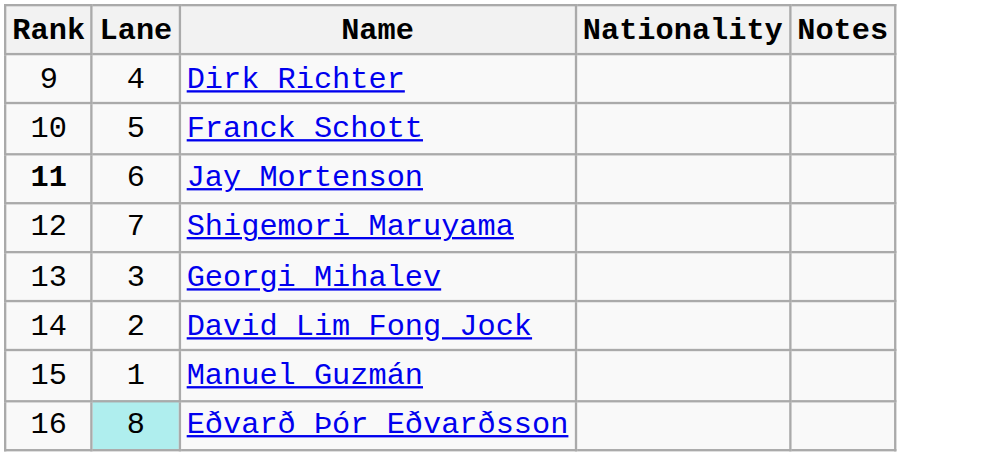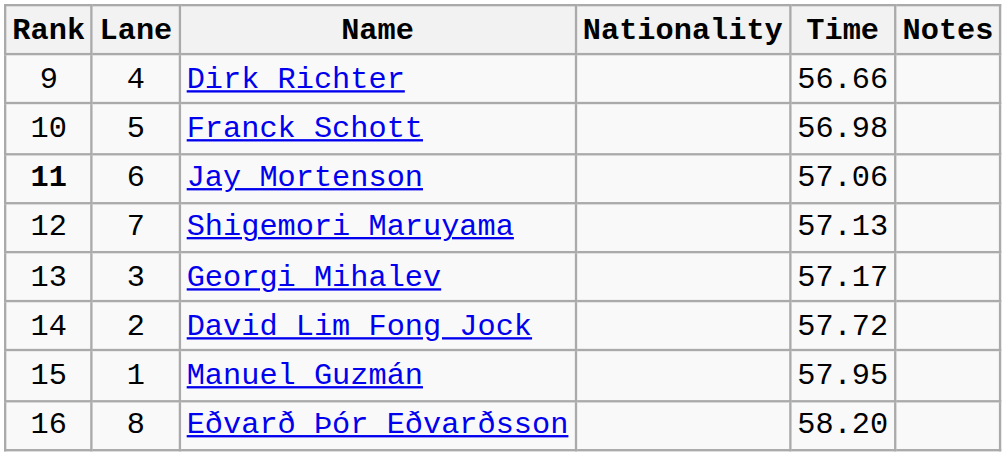+ column: (843, 30)
(136, 425) paleturquoise background -> (136, 425) no background
